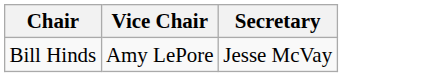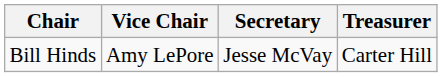+ column: (387, 21)
